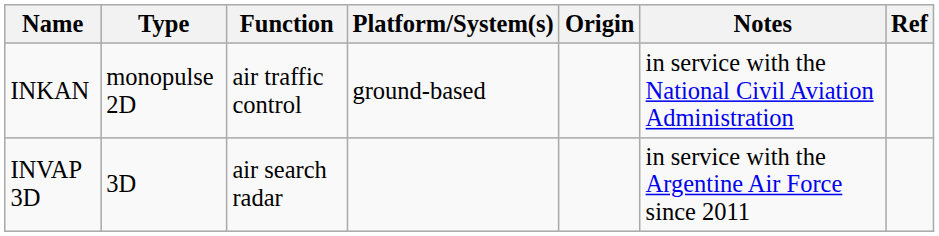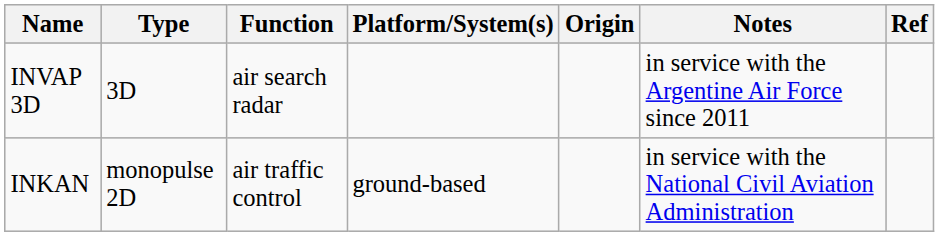rows swapped: (50, 90) <-> (46, 184)
